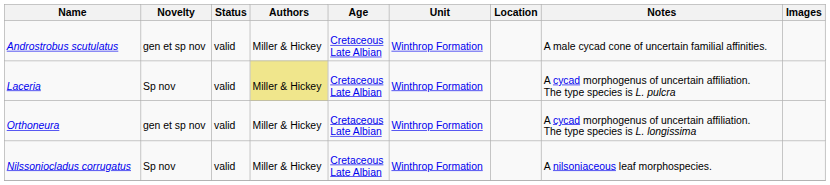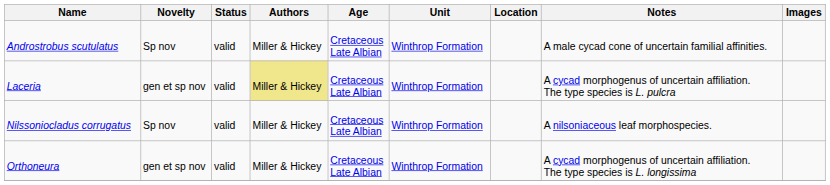(174, 46) gen et sp nov -> (159, 46) Sp nov
(159, 86) Sp nov -> (174, 86) gen et sp nov
rows swapped: (33, 126) <-> (69, 166)
